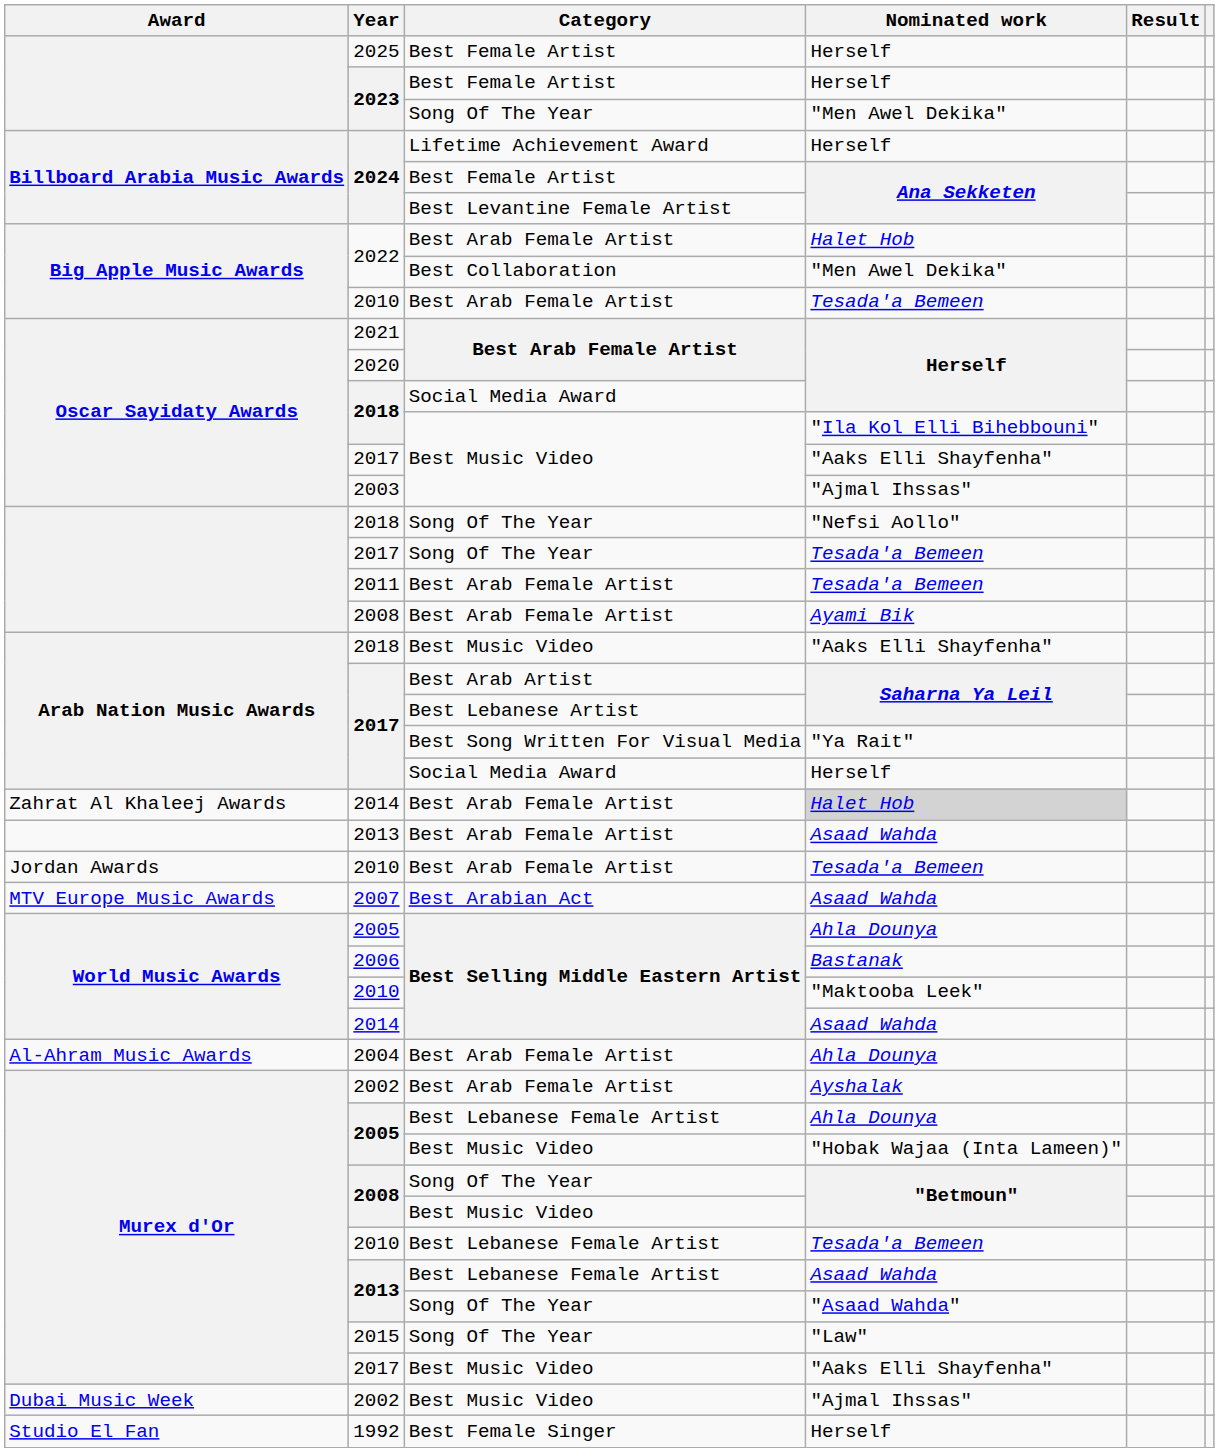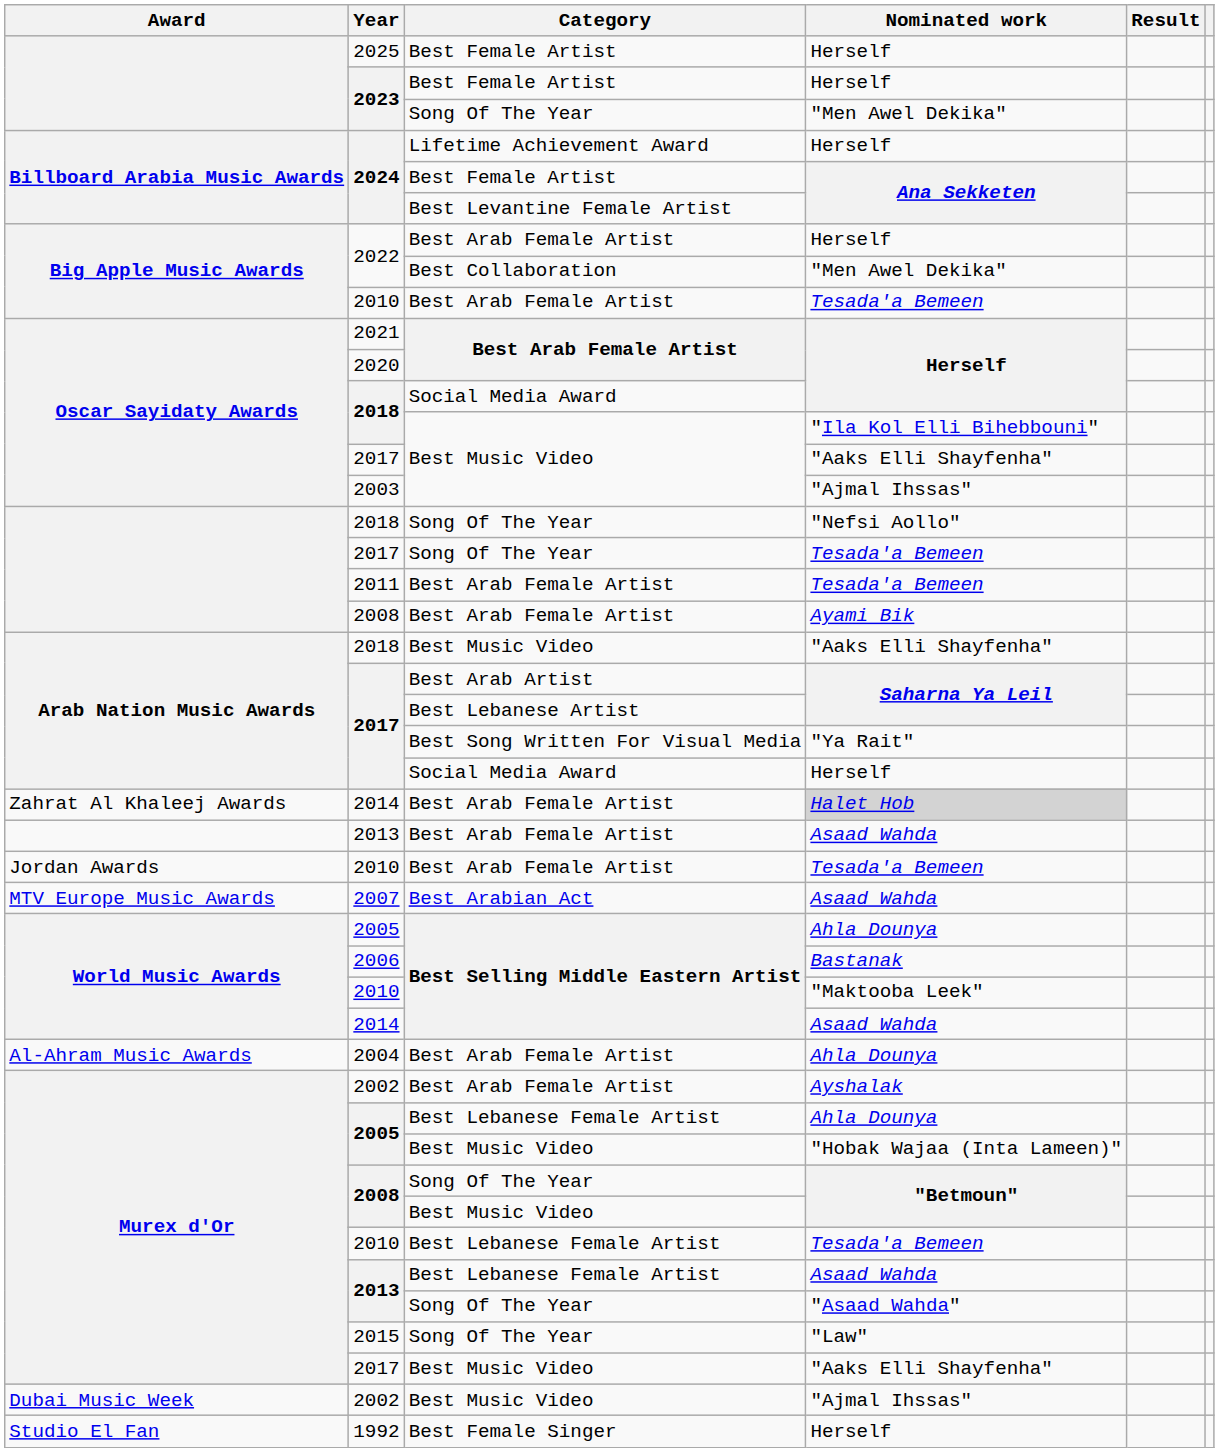(862, 240) Halet Hob -> (851, 240) Herself
